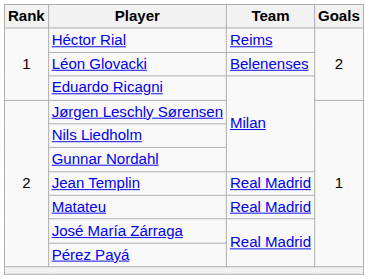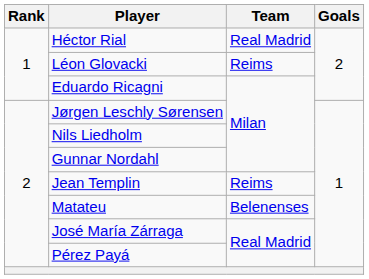(251, 40) Reims -> (270, 40) Real Madrid
(269, 64) Belenenses -> (251, 64) Reims
(270, 183) Real Madrid -> (251, 183) Reims
(270, 207) Real Madrid -> (269, 207) Belenenses
